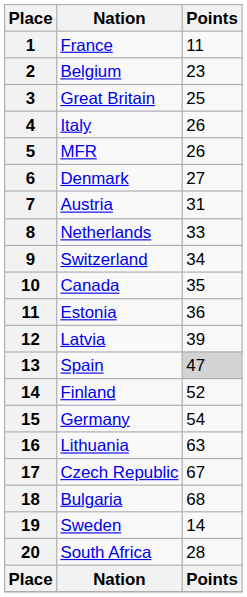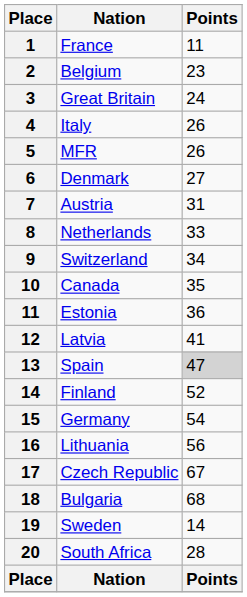(196, 98) 25 -> (196, 98) 24
(196, 339) 39 -> (196, 339) 41
(196, 445) 63 -> (196, 445) 56
